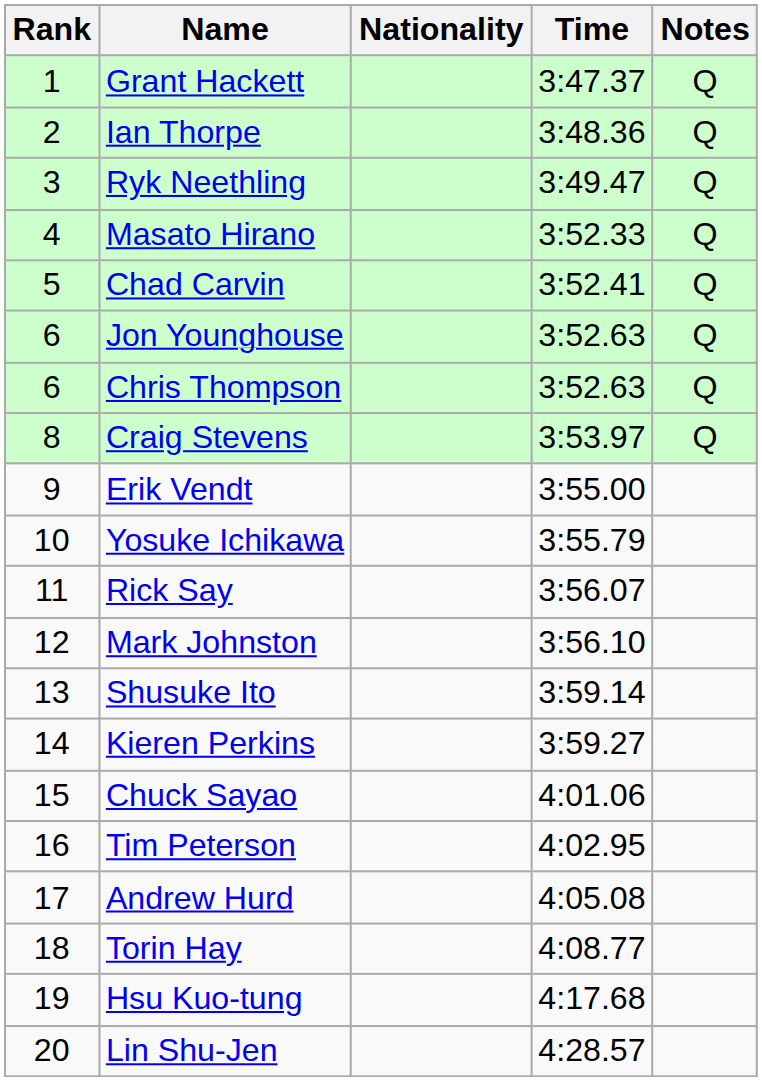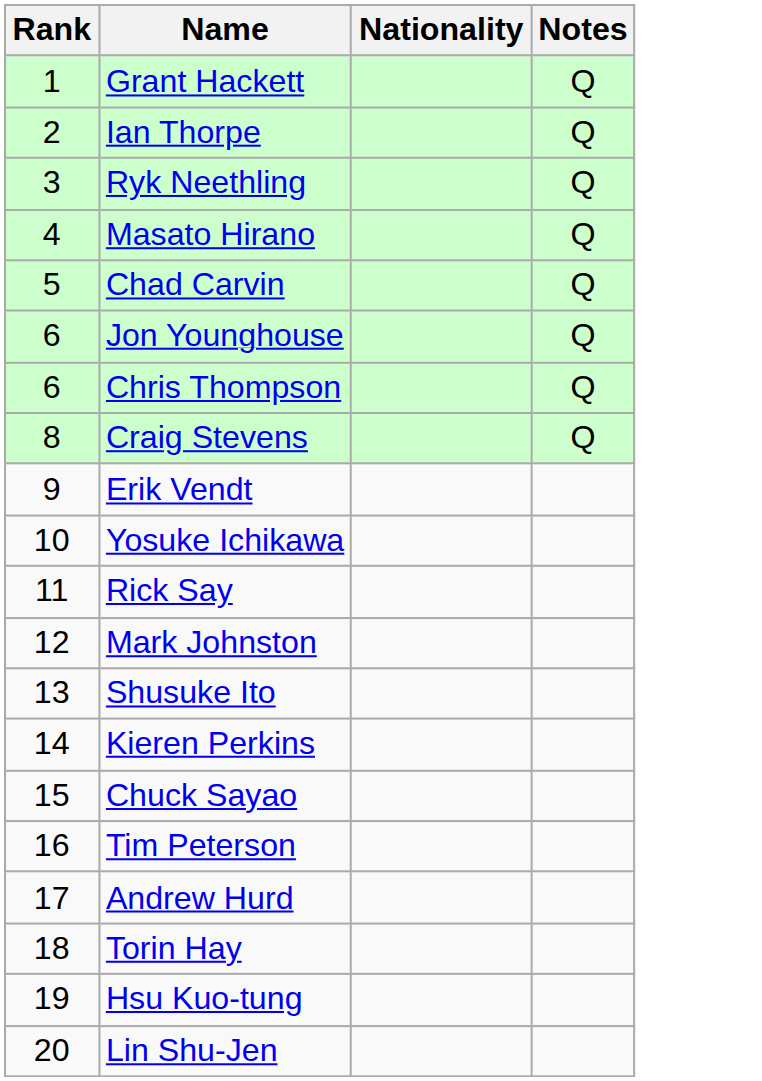- column: (592, 30)
